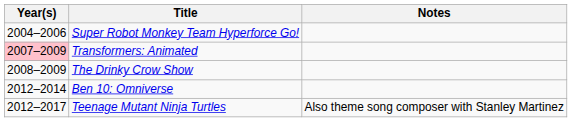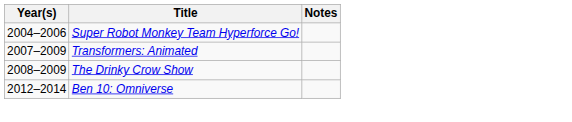(37, 51) pink background -> (37, 51) no background
- row: (149, 107)
